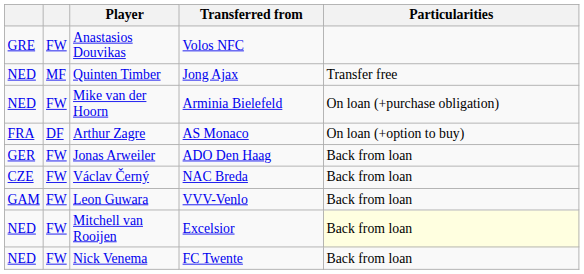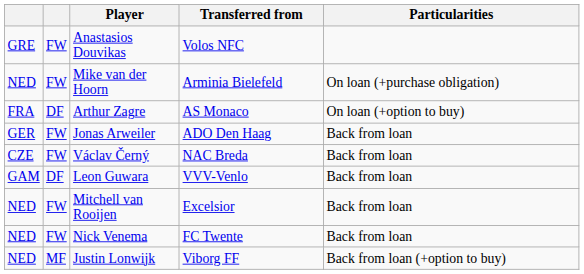- row: (117, 74)
(56, 199) FW -> (55, 177) DF
(369, 228) lightyellow background -> (369, 206) no background
+ row: (114, 258)
